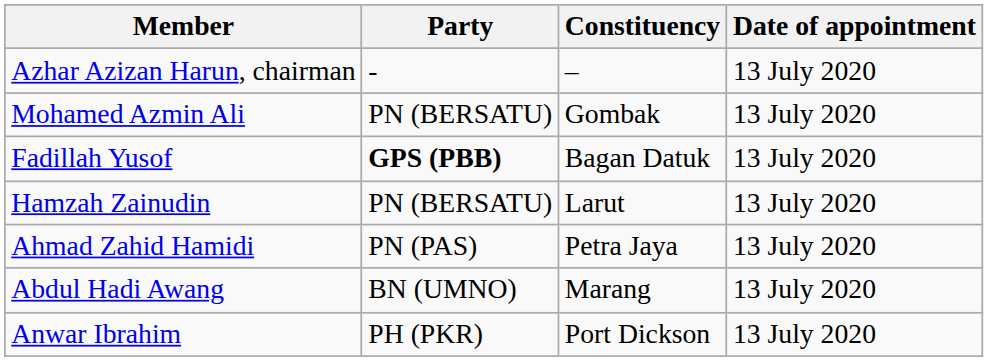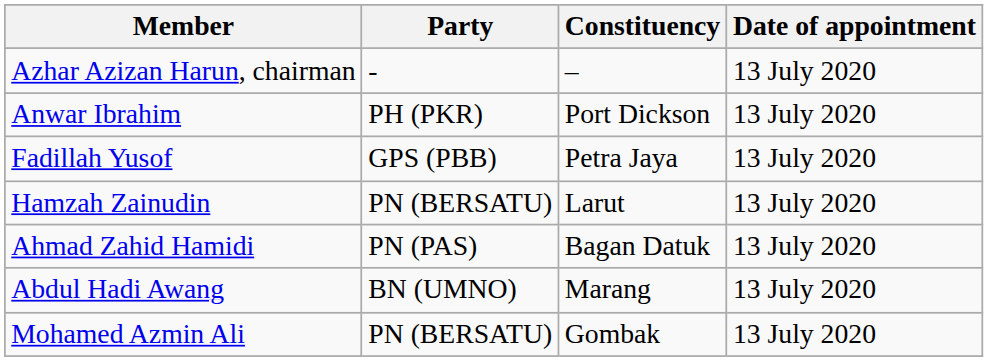rows swapped: (128, 114) <-> (96, 333)
(435, 158) bold -> (433, 158) normal
(638, 158) Bagan Datuk -> (621, 158) Petra Jaya
(621, 245) Petra Jaya -> (638, 245) Bagan Datuk
